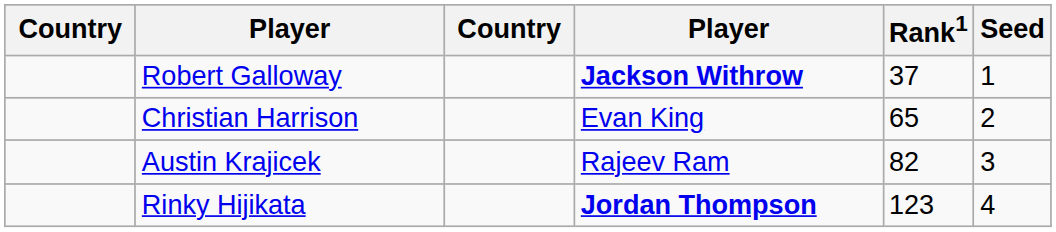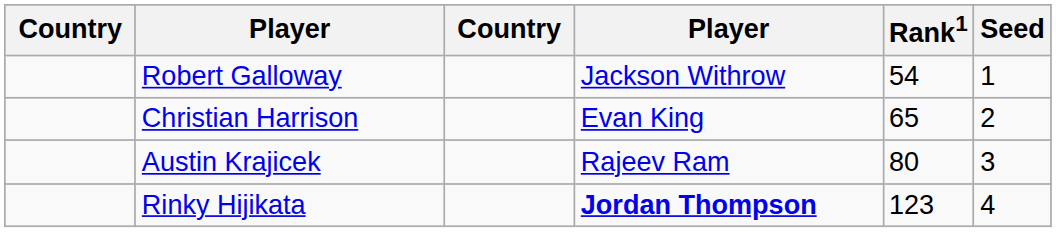(692, 76) bold -> (683, 76) normal
(904, 76) 37 -> (904, 76) 54
(904, 161) 82 -> (904, 161) 80
